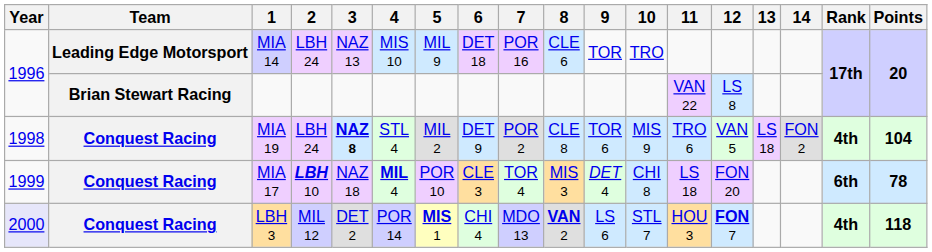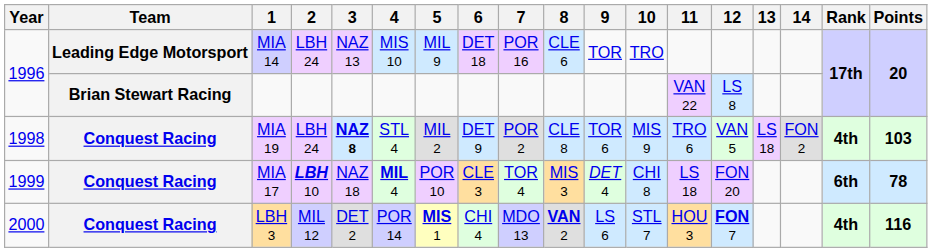(898, 138) 104 -> (898, 138) 103
(26, 225) lavender background -> (26, 225) no background
(898, 225) 118 -> (898, 225) 116
